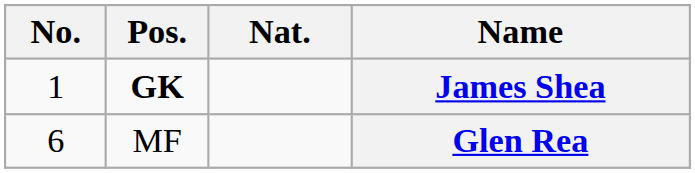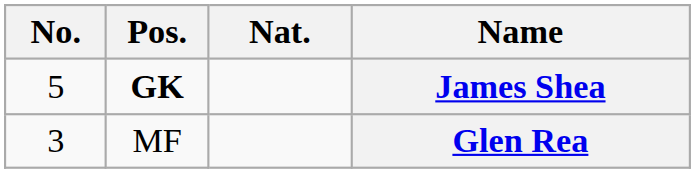(56, 85) 1 -> (56, 85) 5
(56, 140) 6 -> (56, 140) 3
